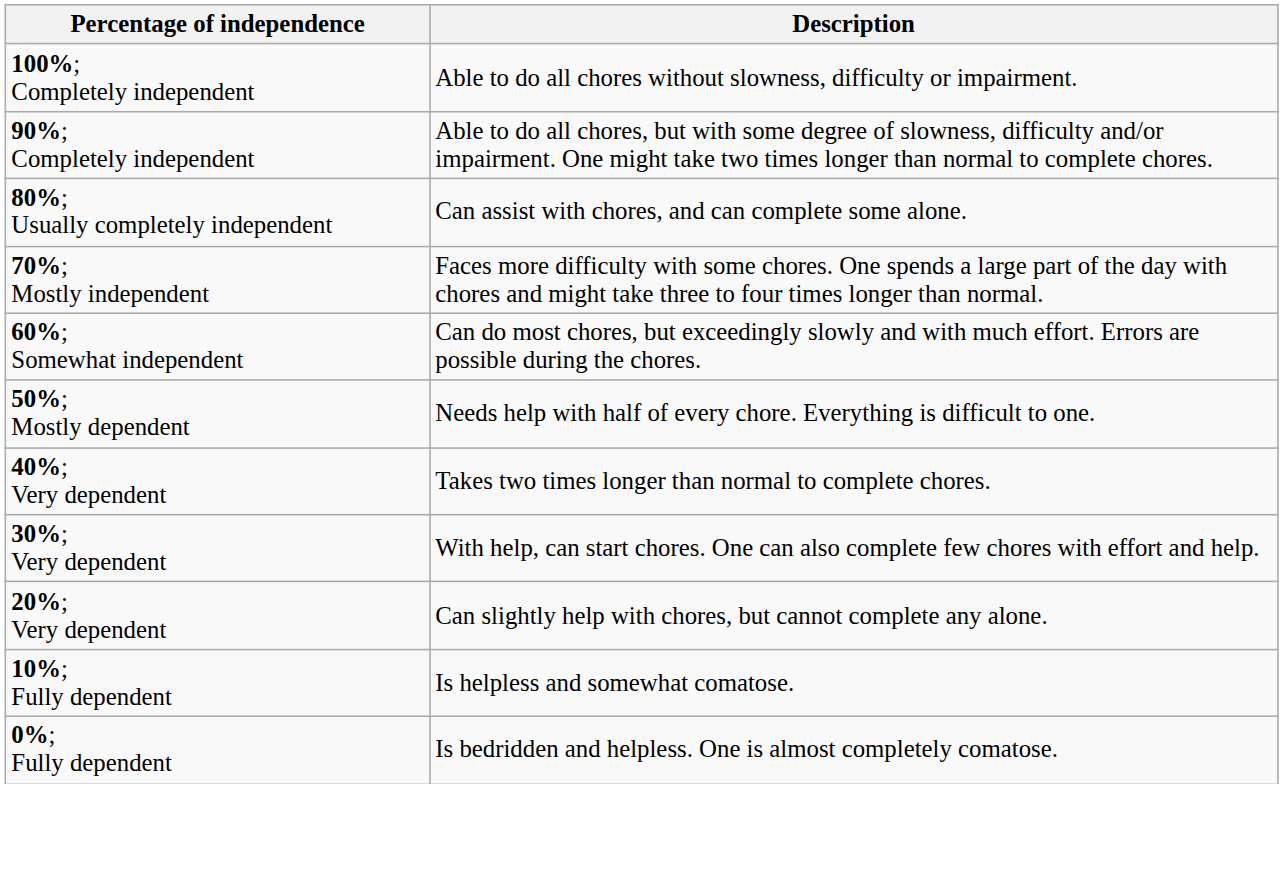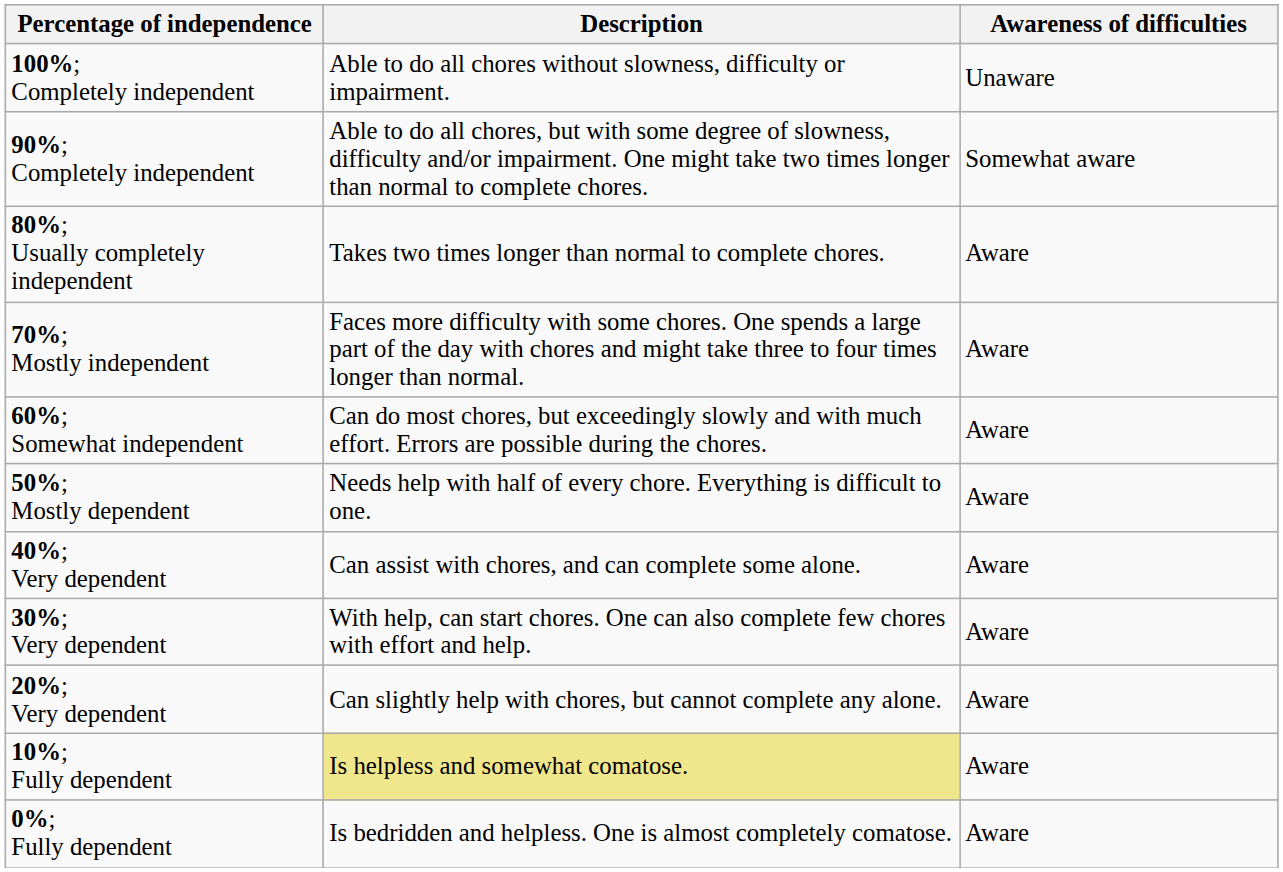+ column: (1119, 24)
(701, 211) Can assist with chores, and can complete some alone. -> (607, 253) Takes two times longer than normal to complete chores.
(713, 480) Takes two times longer than normal to complete chores. -> (595, 564) Can assist with chores, and can complete some alone.
(615, 682) no background -> (509, 766) khaki background
